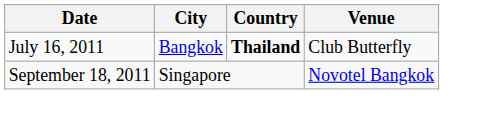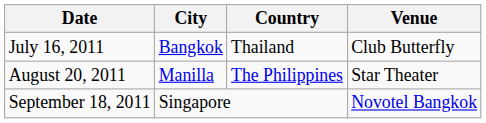(266, 46) bold -> (263, 46) normal
+ row: (67, 74)
